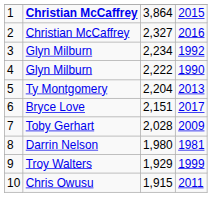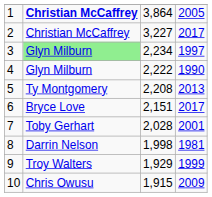(191, 13) 2015 -> (191, 13) 2005
(158, 32) 2,327 -> (158, 32) 3,227
(191, 32) 2016 -> (191, 32) 2017
(59, 51) no background -> (59, 51) lightgreen background
(191, 51) 1992 -> (191, 51) 1997
(158, 88) 2,204 -> (158, 88) 2,208
(191, 126) 2009 -> (191, 126) 2001
(158, 145) 1,980 -> (158, 145) 1,998
(191, 182) 2011 -> (191, 182) 2009
